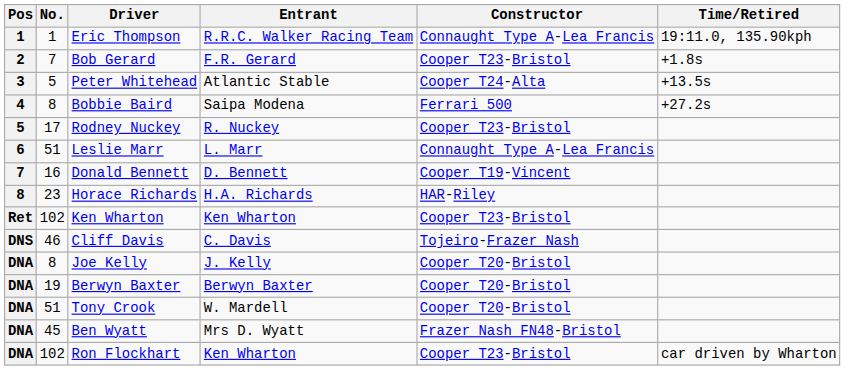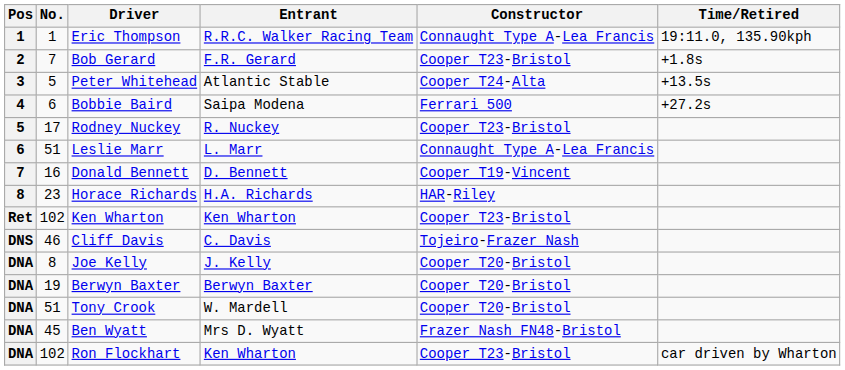(52, 106) 8 -> (52, 106) 6
